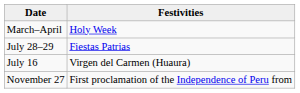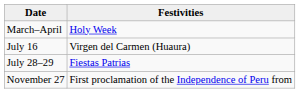rows swapped: (22, 63) <-> (30, 46)
